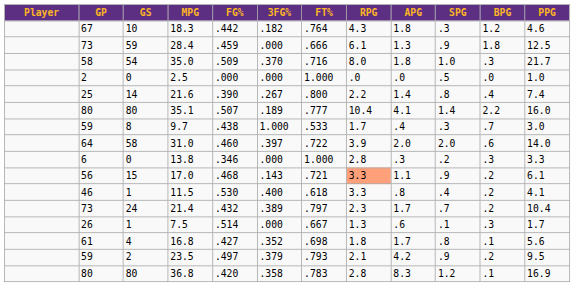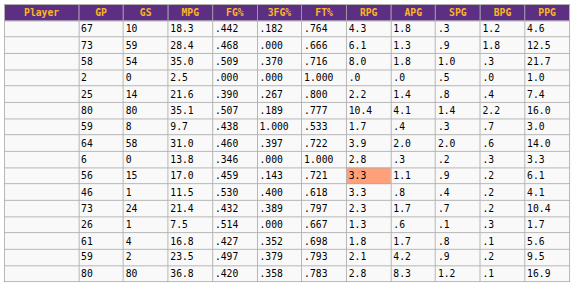(227, 45) .459 -> (227, 45) .468
(227, 175) .468 -> (227, 175) .459
